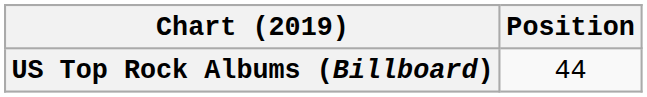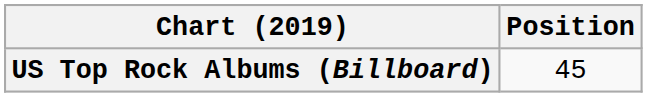(571, 70) 44 -> (571, 70) 45
